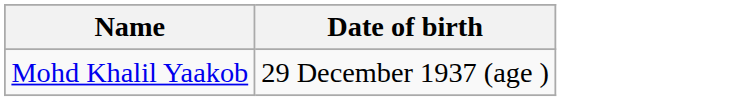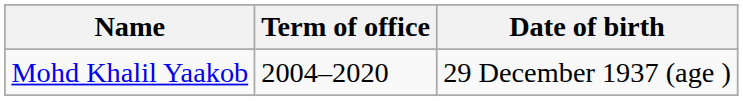+ column: (346, 26)
